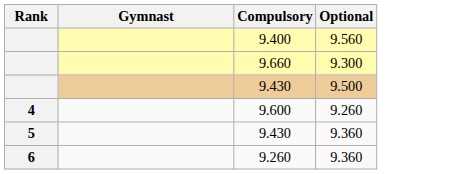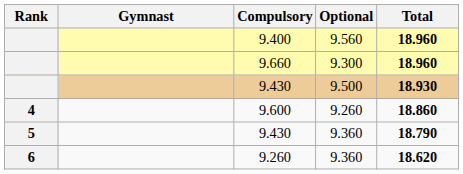+ column: (417, 16)
